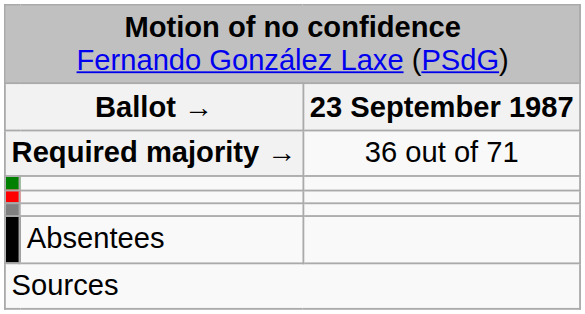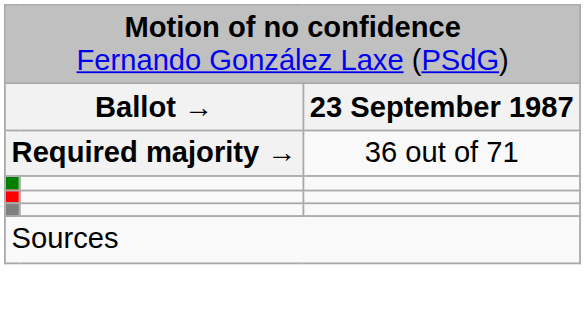- row: (13, 240)
